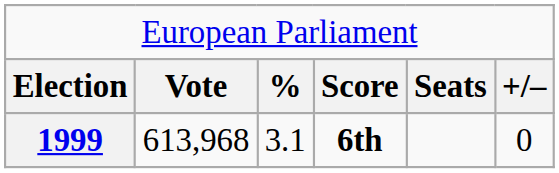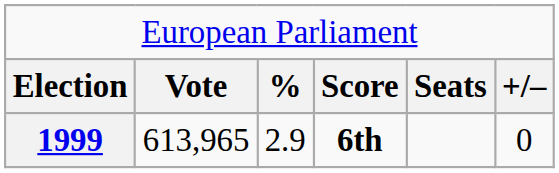(196, 140) 613,968 -> (196, 140) 613,965
(285, 140) 3.1 -> (285, 140) 2.9
